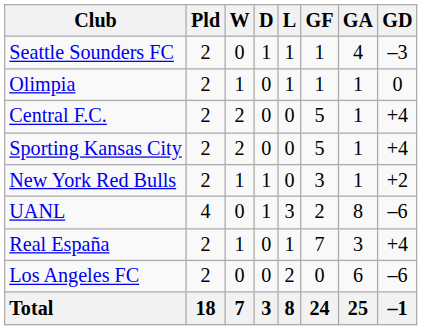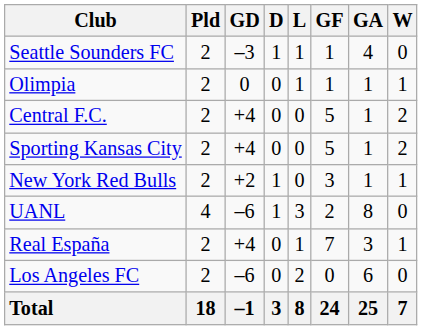columns swapped: (240, 20) <-> (397, 20)
